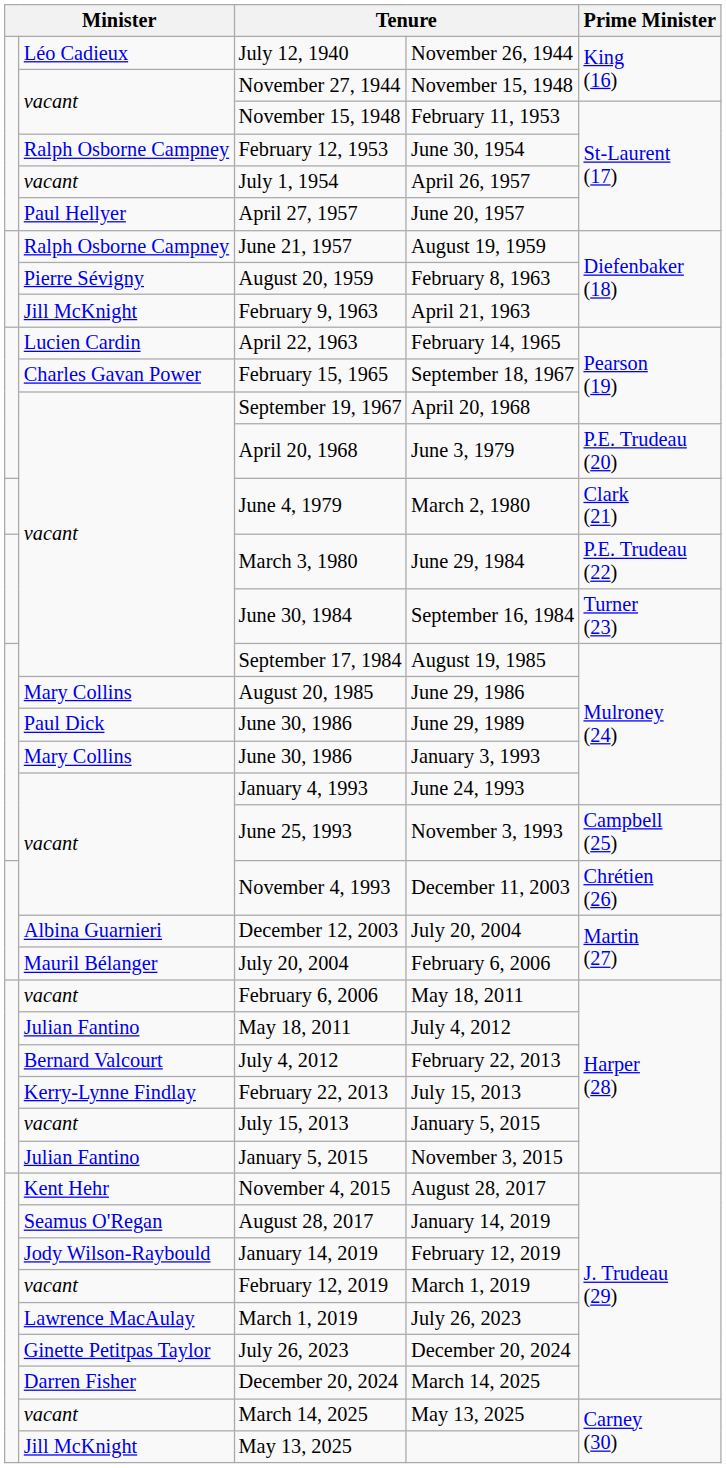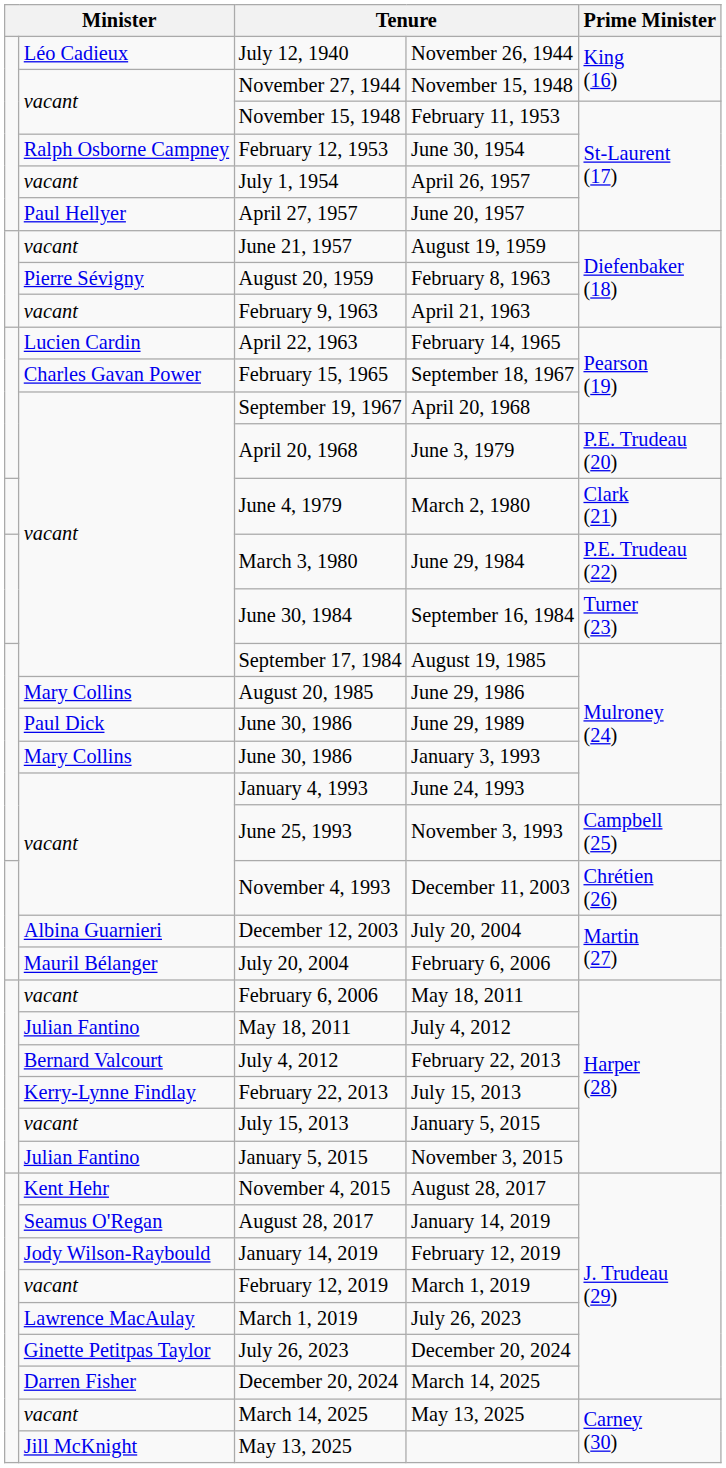(126, 246) Ralph Osborne Campney -> (51, 246) vacant
(80, 310) Jill McKnight -> (51, 310) vacant
